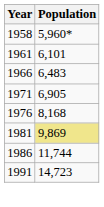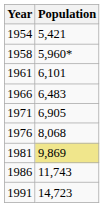+ row: (20, 34)
(52, 113) 8,168 -> (52, 133) 8,068
(55, 152) 11,744 -> (55, 172) 11,743
